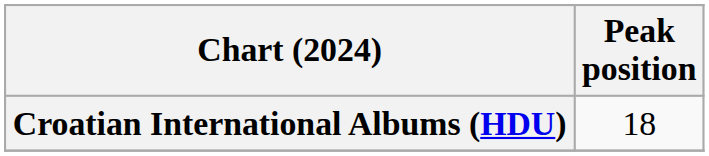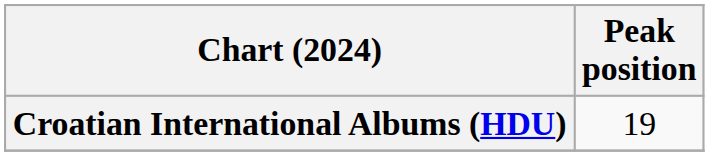(639, 122) 18 -> (639, 122) 19
